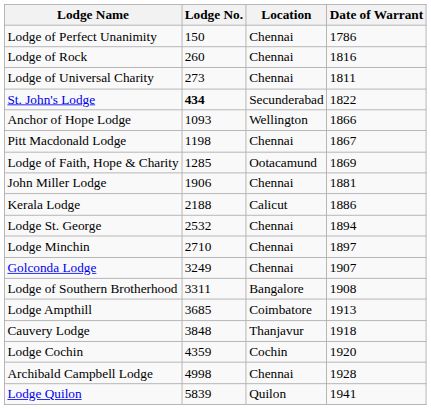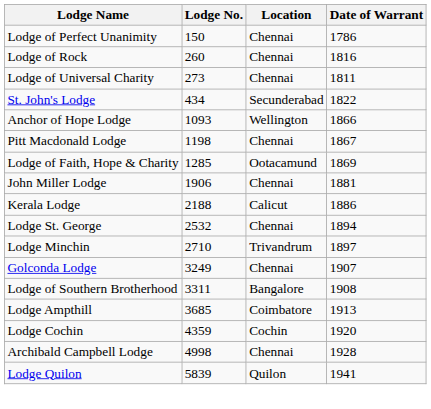(195, 99) bold -> (195, 99) normal
(271, 246) Chennai -> (281, 246) Trivandrum
- row: (49, 330)
